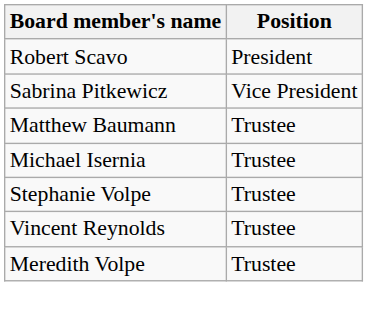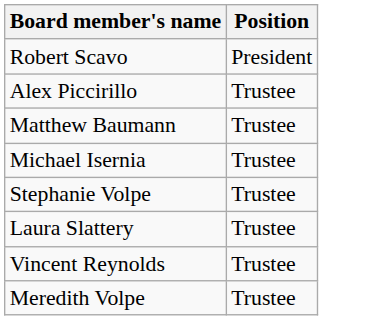- row: (89, 90)
+ row: (73, 90)
+ row: (72, 228)
